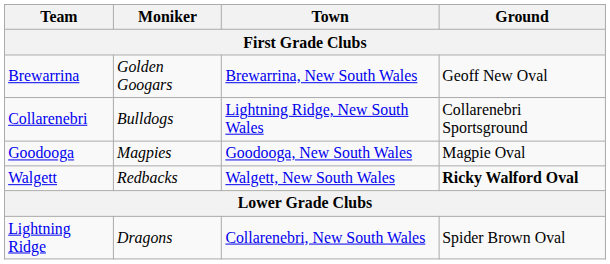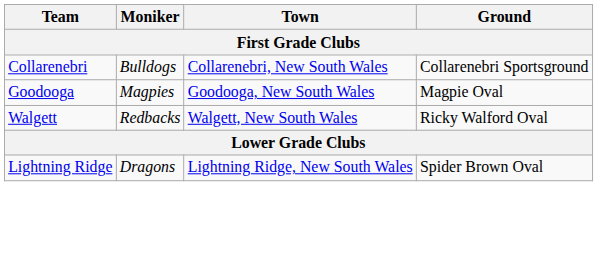- row: (44, 76)
(317, 119) Lightning Ridge, New South Wales -> (288, 67) Collarenebri, New South Wales
(510, 178) bold -> (484, 117) normal
(325, 237) Collarenebri, New South Wales -> (300, 167) Lightning Ridge, New South Wales
